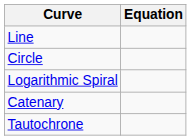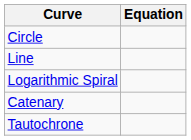rows swapped: (21, 37) <-> (25, 59)
